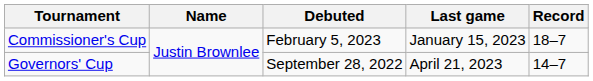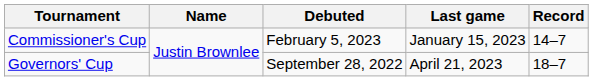(549, 40) 18–7 -> (549, 40) 14–7
(549, 64) 14–7 -> (549, 64) 18–7
